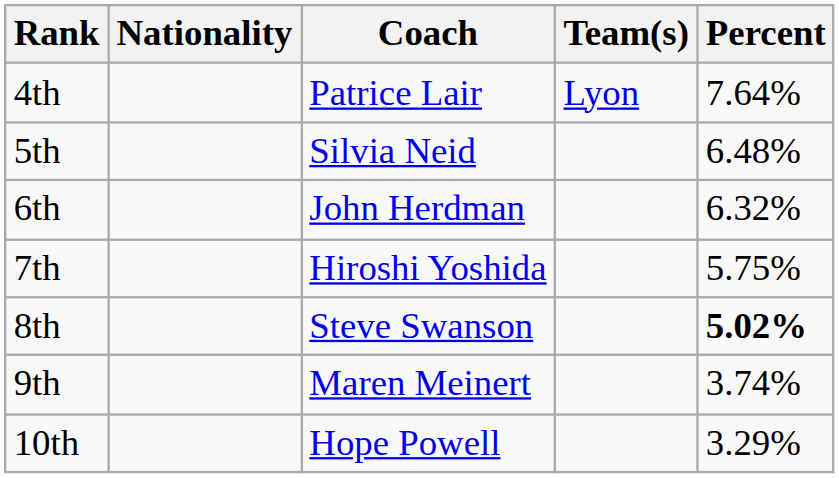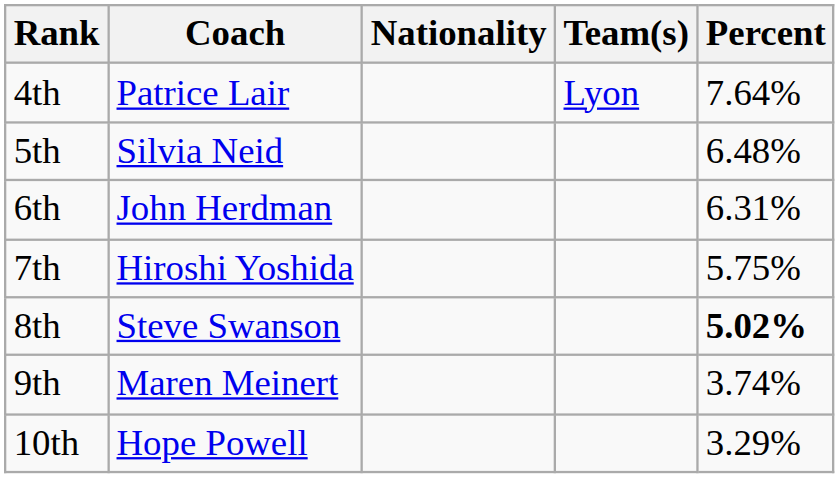columns swapped: (428, 33) <-> (204, 33)
(753, 208) 6.32% -> (753, 208) 6.31%
